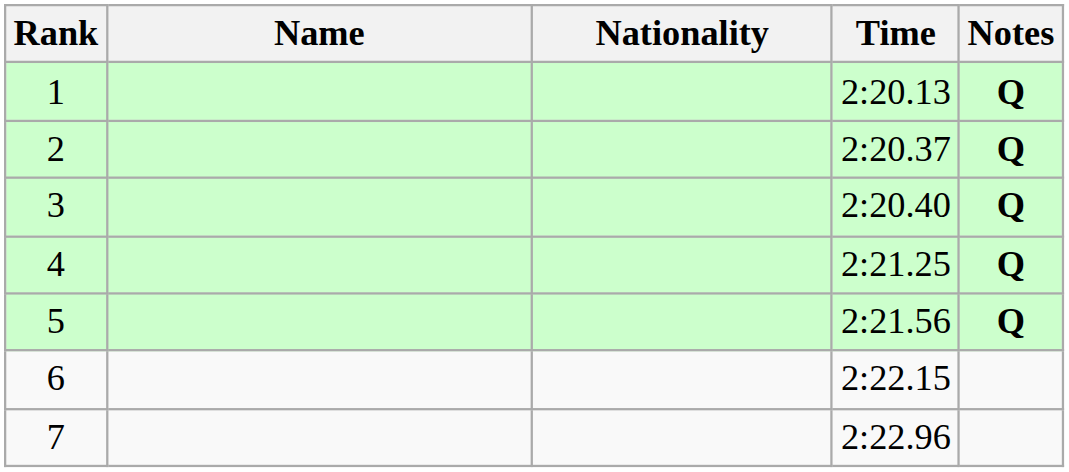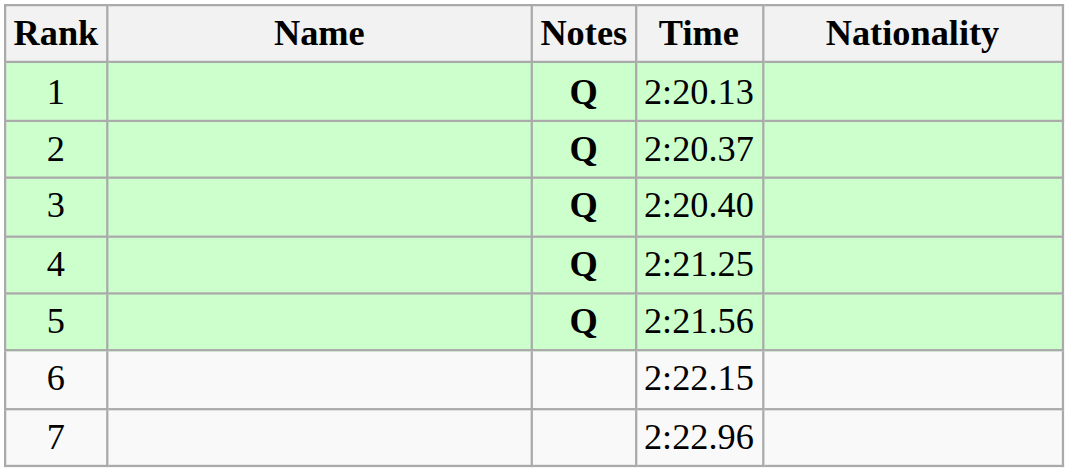columns swapped: (682, 33) <-> (1011, 33)
